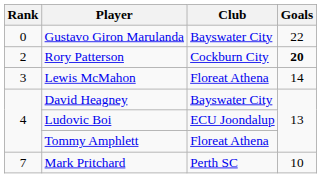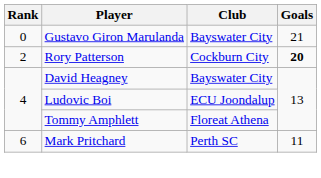(297, 36) 22 -> (297, 36) 21
- row: (90, 78)
(23, 162) 7 -> (23, 141) 6
(297, 162) 10 -> (297, 141) 11
